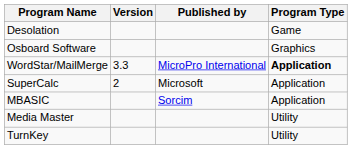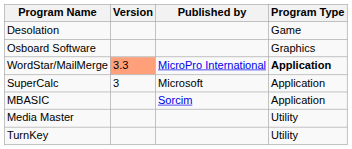(121, 65) no background -> (121, 65) lightsalmon background
(116, 83) 2 -> (116, 83) 3
